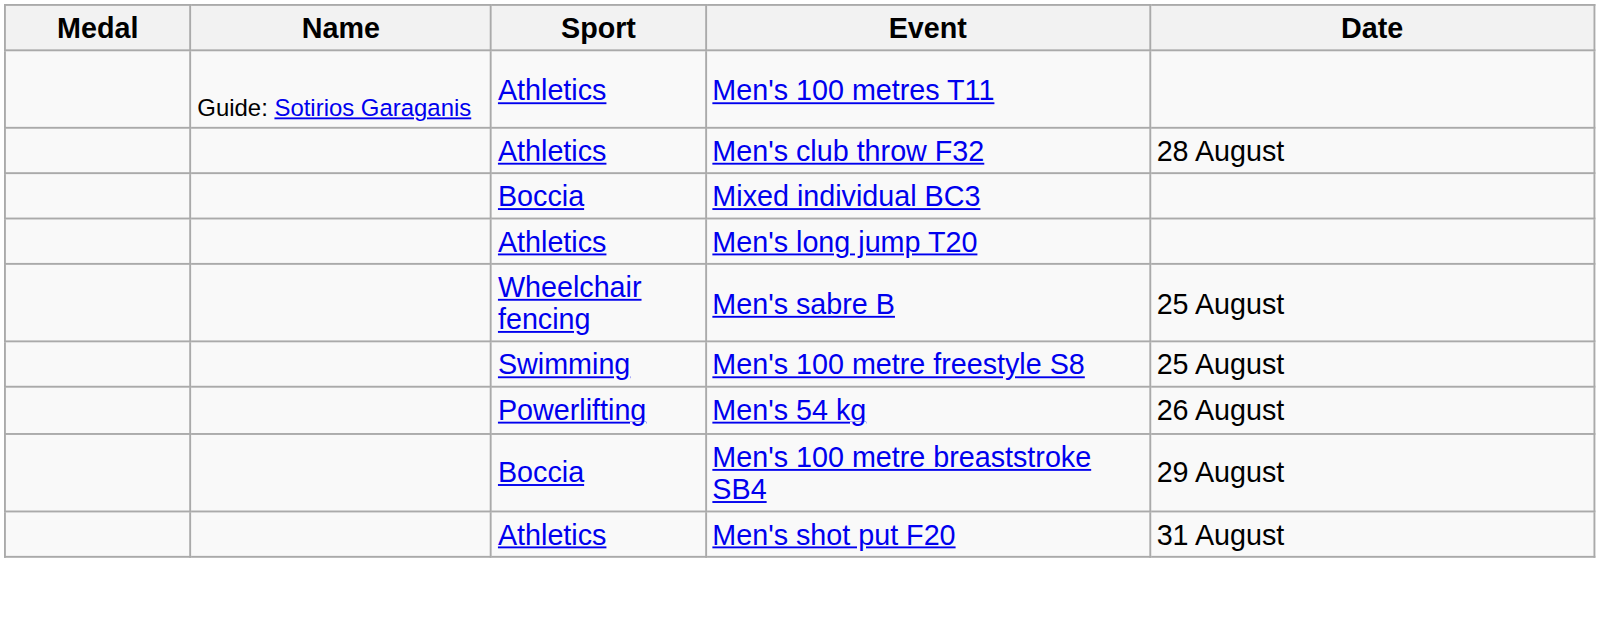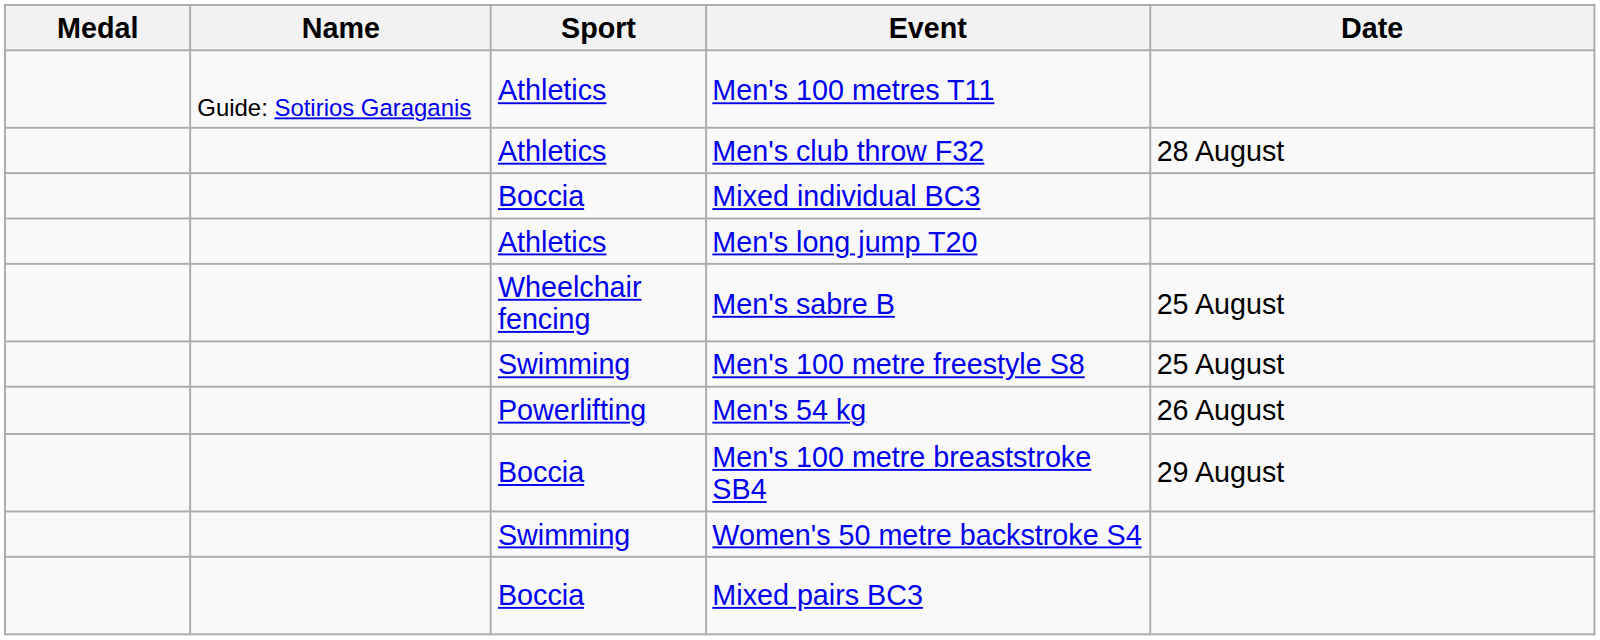- row: (834, 534)
+ row: (927, 534)
+ row: (818, 595)
